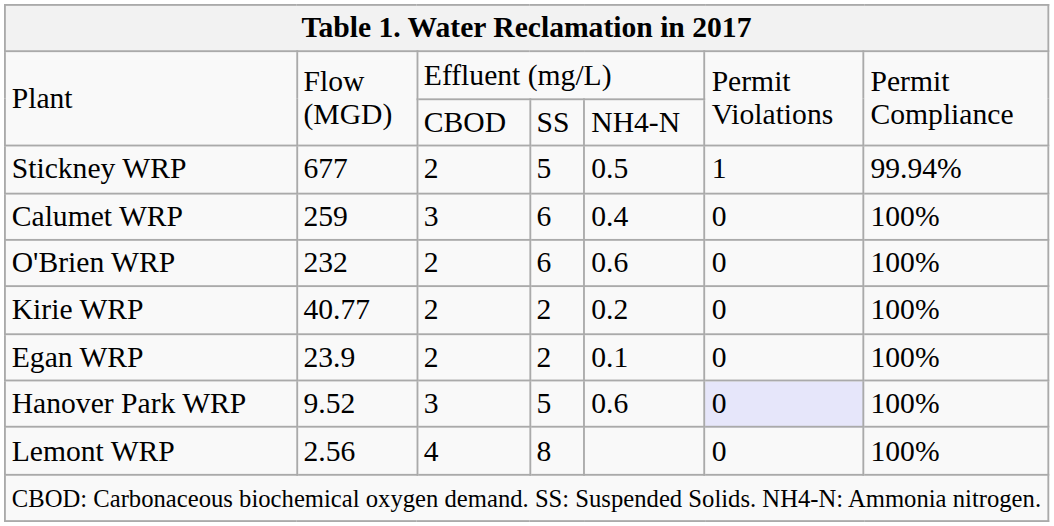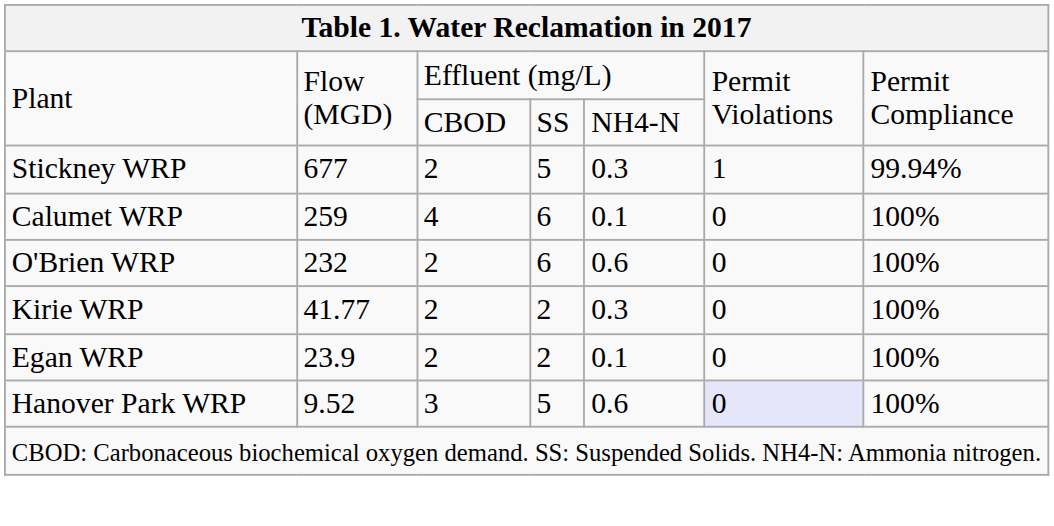(610, 168) 0.5 -> (610, 168) 0.3
(431, 215) 3 -> (431, 215) 4
(610, 215) 0.4 -> (610, 215) 0.1
(337, 309) 40.77 -> (337, 309) 41.77
(610, 309) 0.2 -> (610, 309) 0.3
- row: (93, 450)
